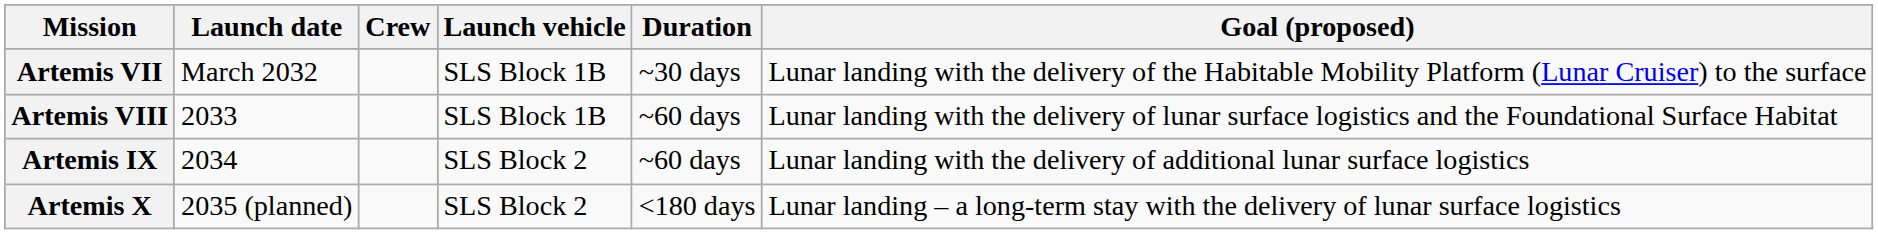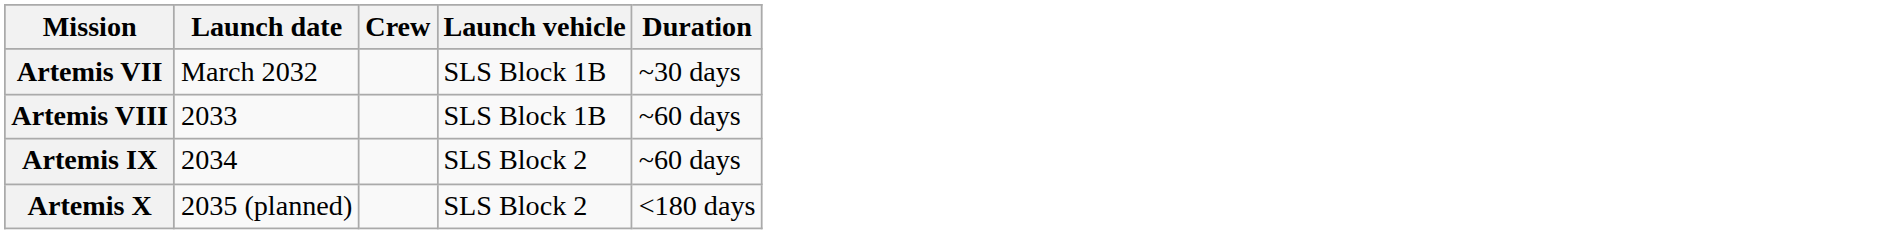- column: (1317, 26)
